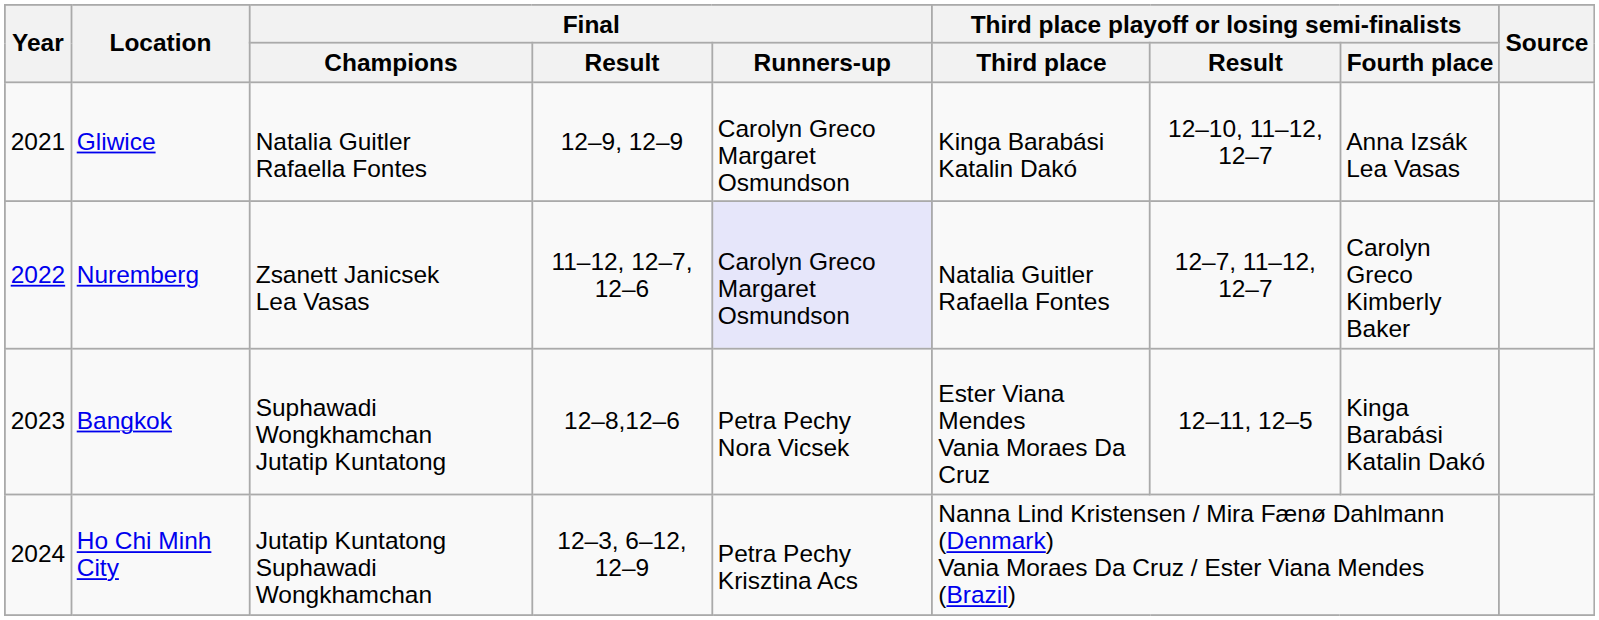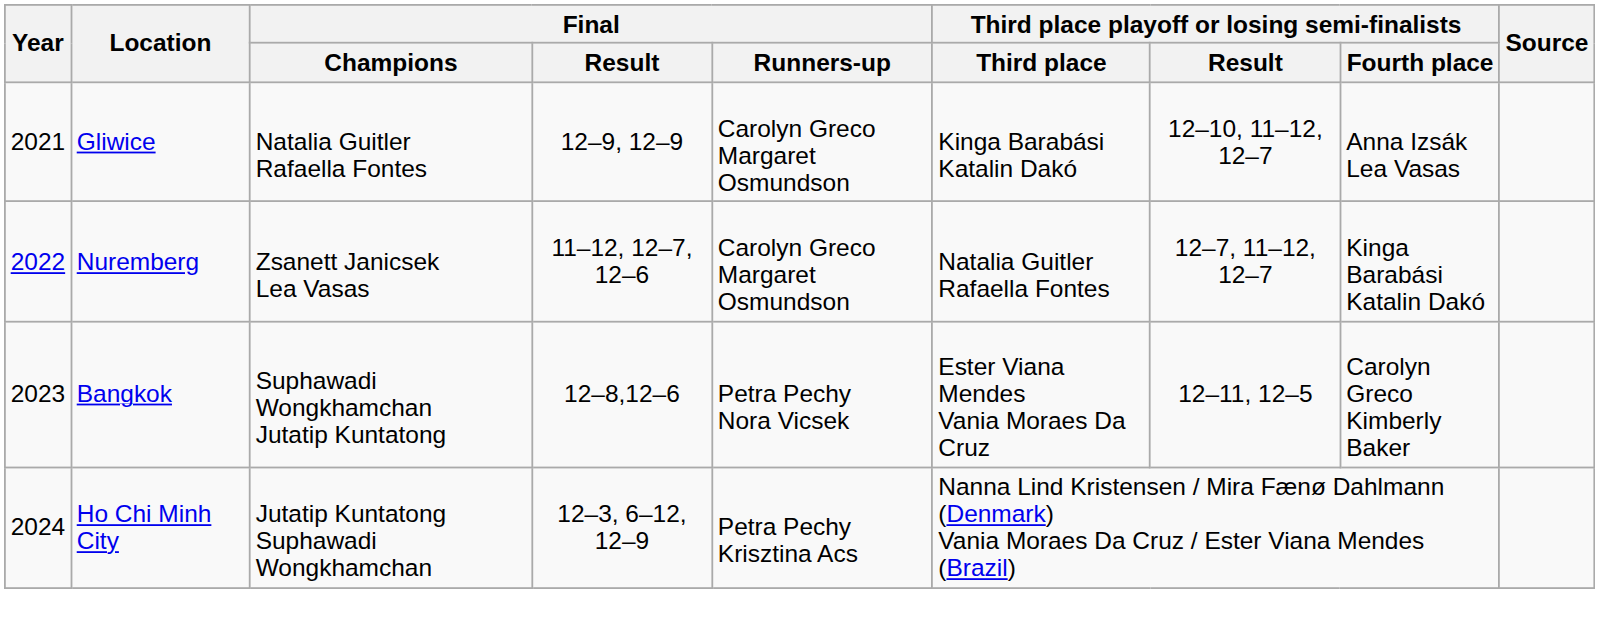(797, 288) lavender background -> (797, 275) no background
(1394, 288) Carolyn Greco Kimberly Baker -> (1416, 275) Kinga Barabási Katalin Dakó
(1416, 435) Kinga Barabási Katalin Dakó -> (1394, 408) Carolyn Greco Kimberly Baker
